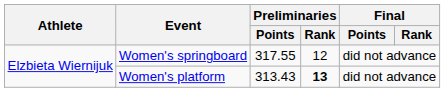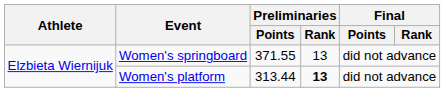(275, 56) 317.55 -> (275, 56) 371.55
(320, 56) 12 -> (320, 56) 13
(275, 77) 313.43 -> (275, 77) 313.44
